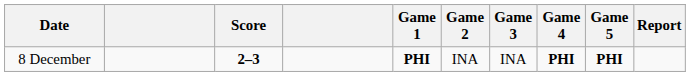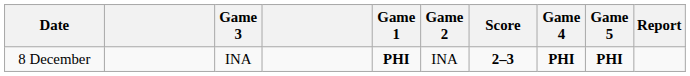columns swapped: (248, 25) <-> (513, 25)
